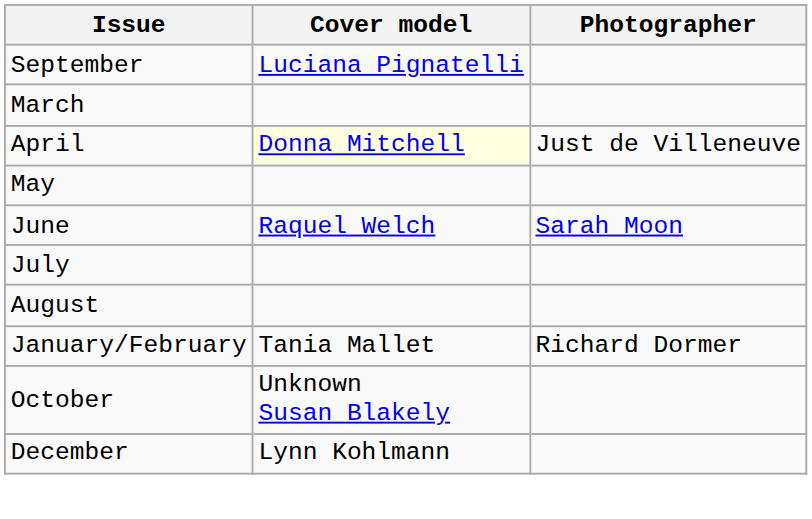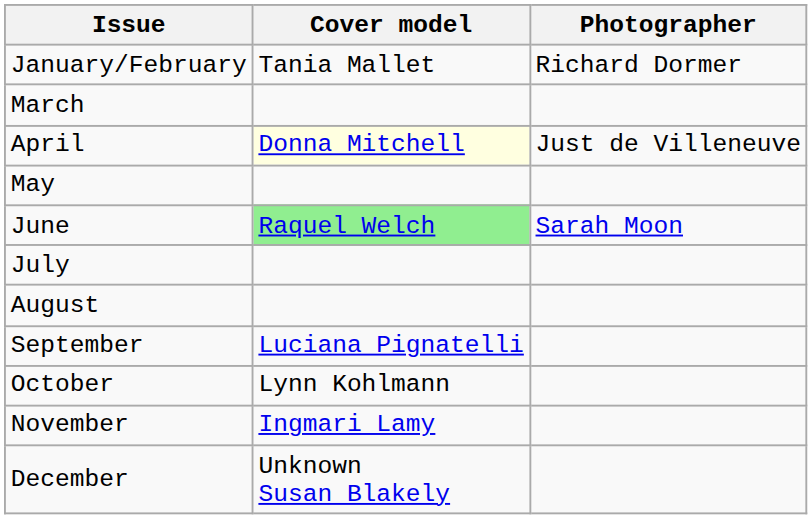rows swapped: (129, 345) <-> (77, 65)
(347, 225) no background -> (347, 225) lightgreen background
(354, 400) Unknown Susan Blakely -> (354, 385) Lynn Kohlmann
+ row: (70, 425)
(354, 454) Lynn Kohlmann -> (354, 480) Unknown Susan Blakely
